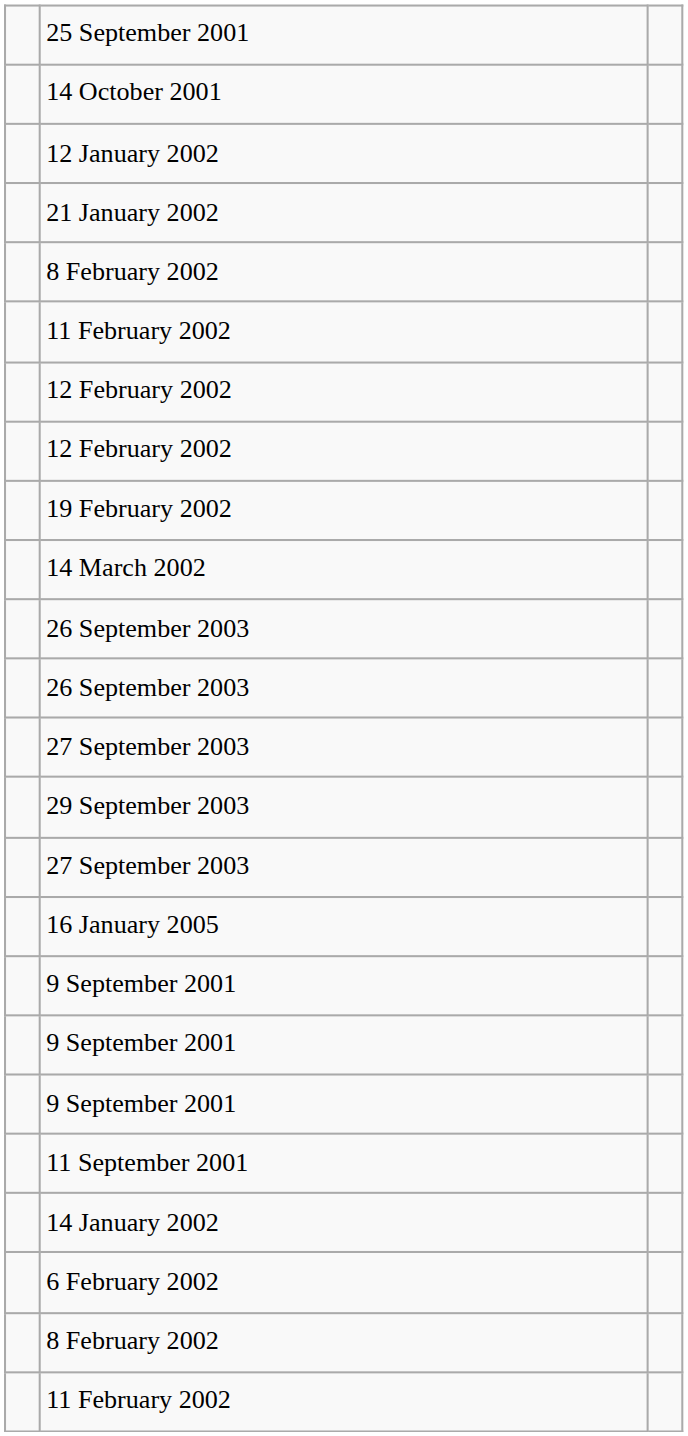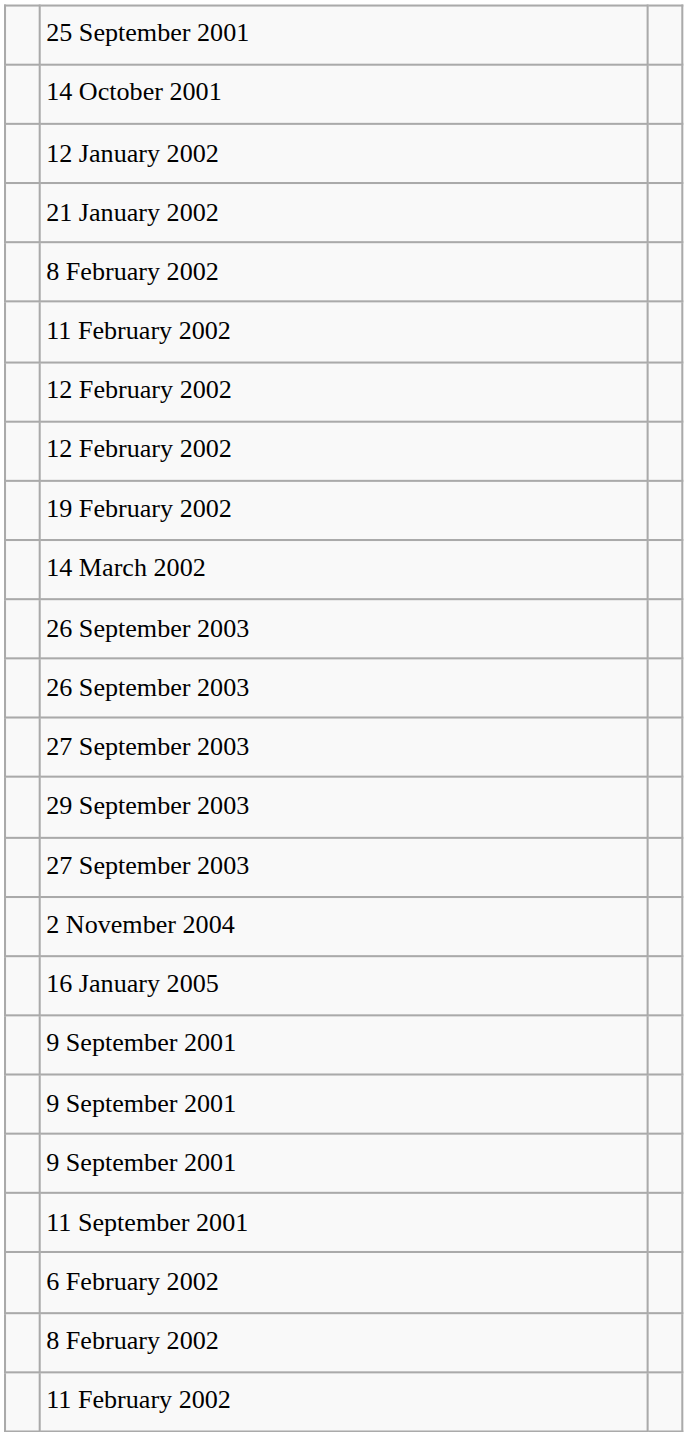+ row: (23, 926)
- row: (23, 1223)
